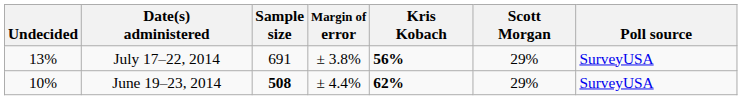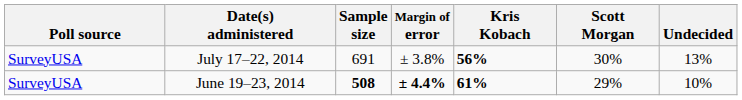columns swapped: (656, 33) <-> (43, 33)
(524, 58) 29% -> (608, 58) 30%
(339, 82) normal -> (422, 82) bold
(389, 82) 62% -> (472, 82) 61%
